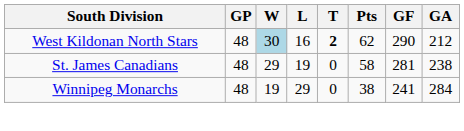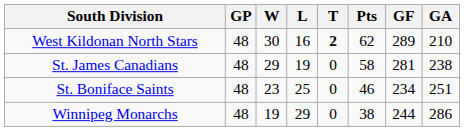(272, 41) lightblue background -> (272, 41) no background
(404, 41) 290 -> (404, 41) 289
(441, 41) 212 -> (441, 41) 210
+ row: (115, 89)
(404, 89) 241 -> (404, 114) 244
(441, 89) 284 -> (441, 114) 286
